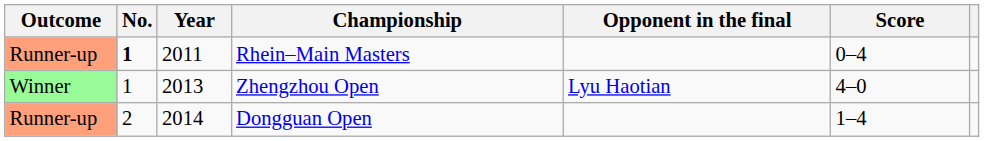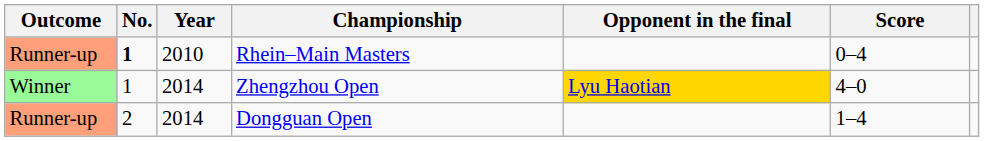(182, 53) 2011 -> (183, 53) 2010
(183, 86) 2013 -> (183, 86) 2014
(619, 86) no background -> (619, 86) gold background
